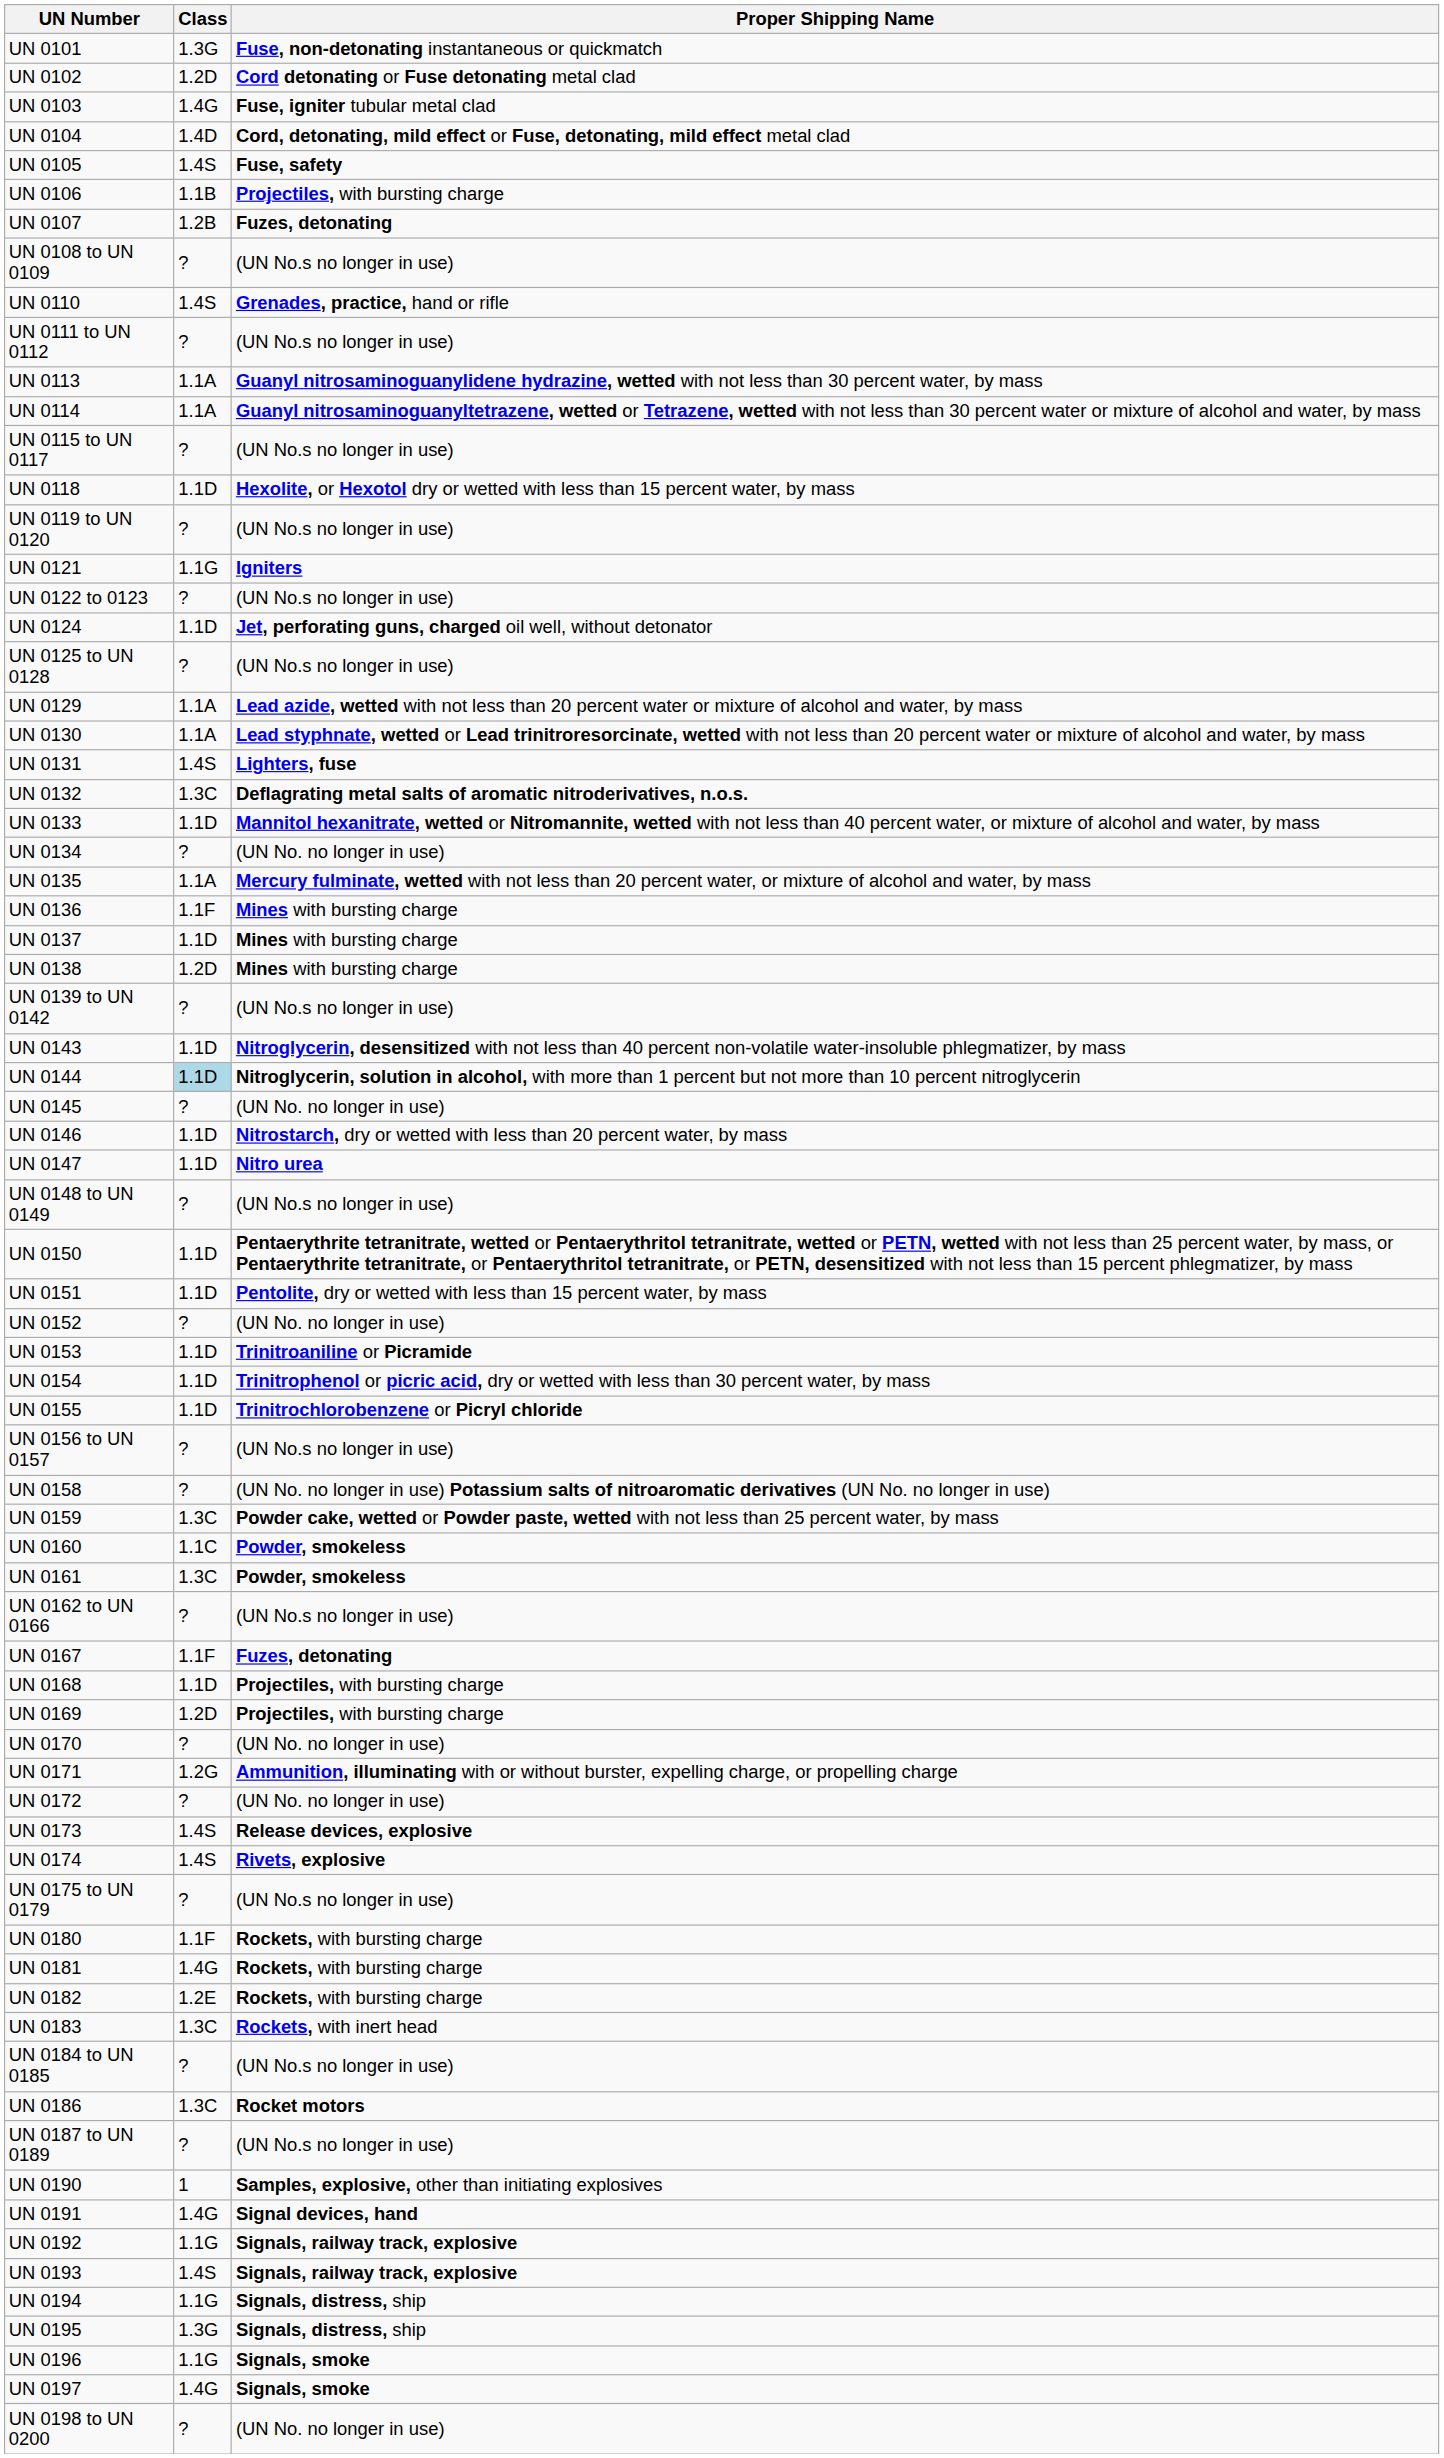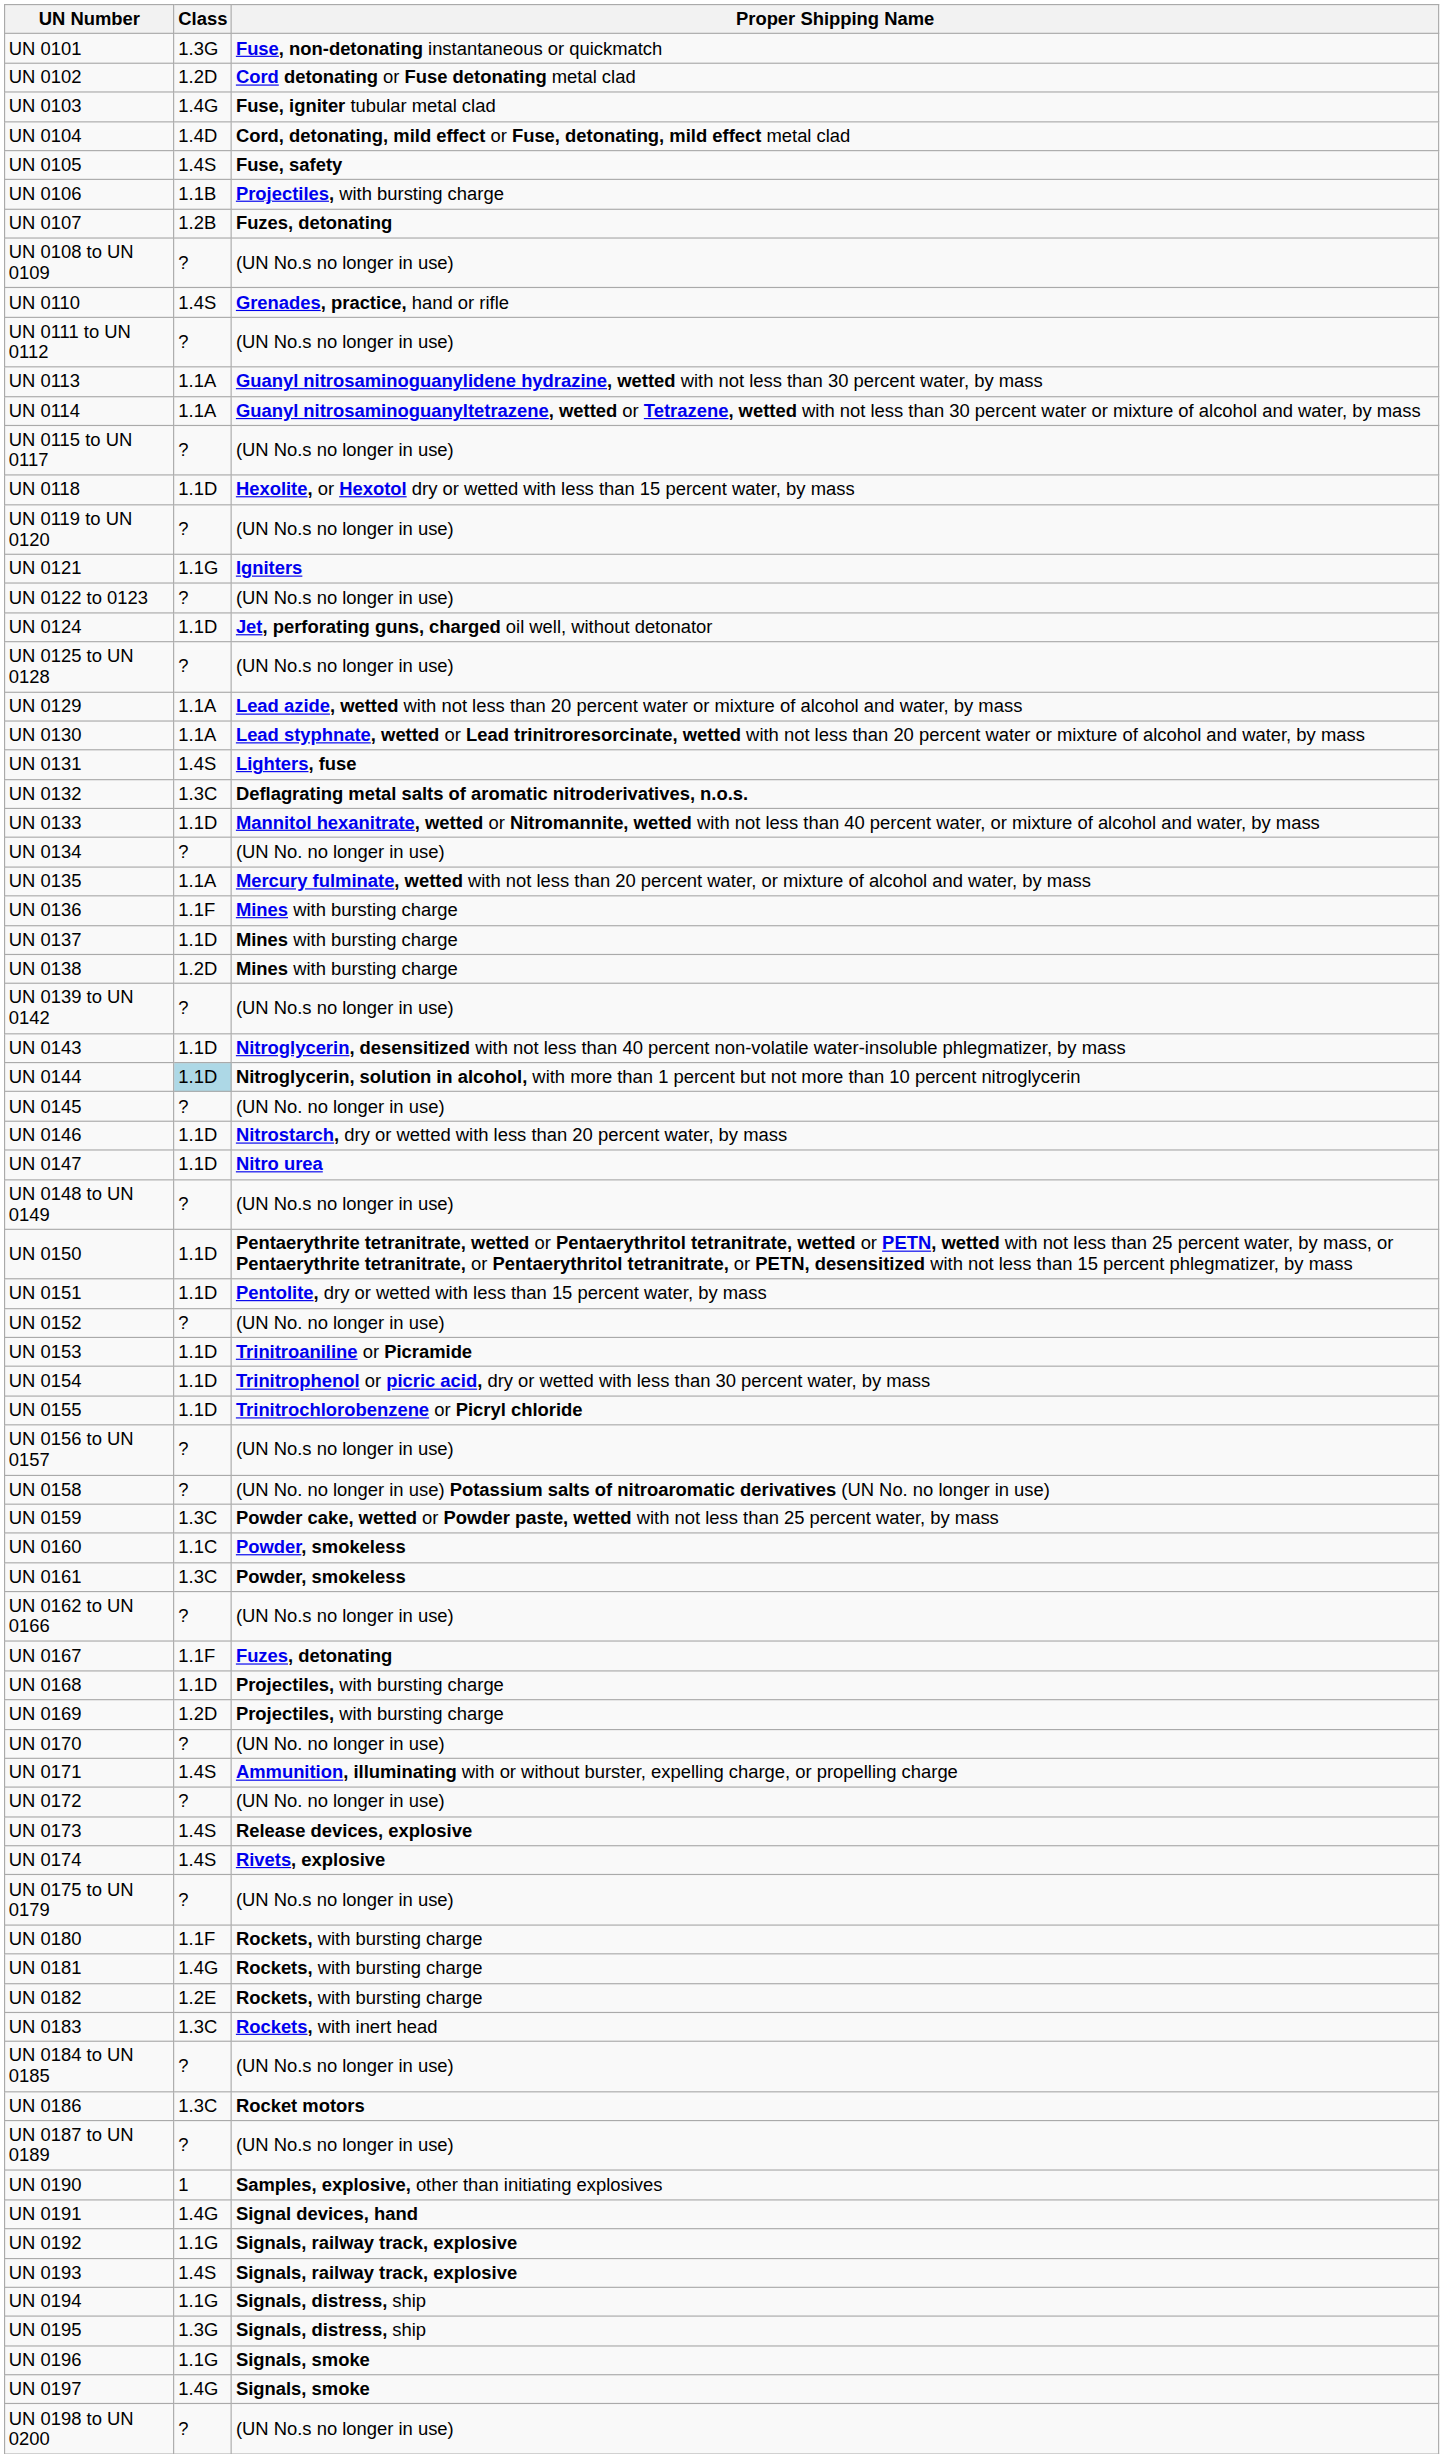(198, 1772) 1.2G -> (197, 1772) 1.4S
(340, 2428) (UN No. no longer in use) -> (345, 2428) (UN No.s no longer in use)
